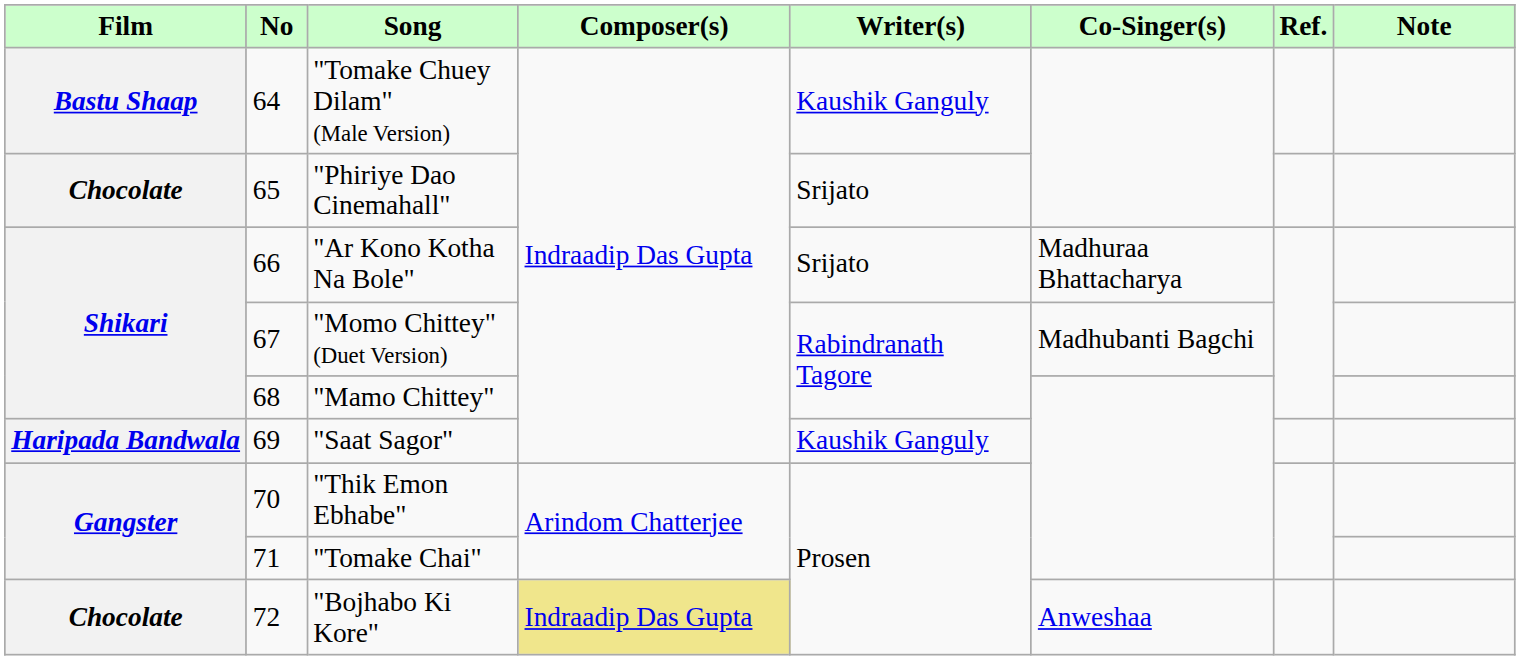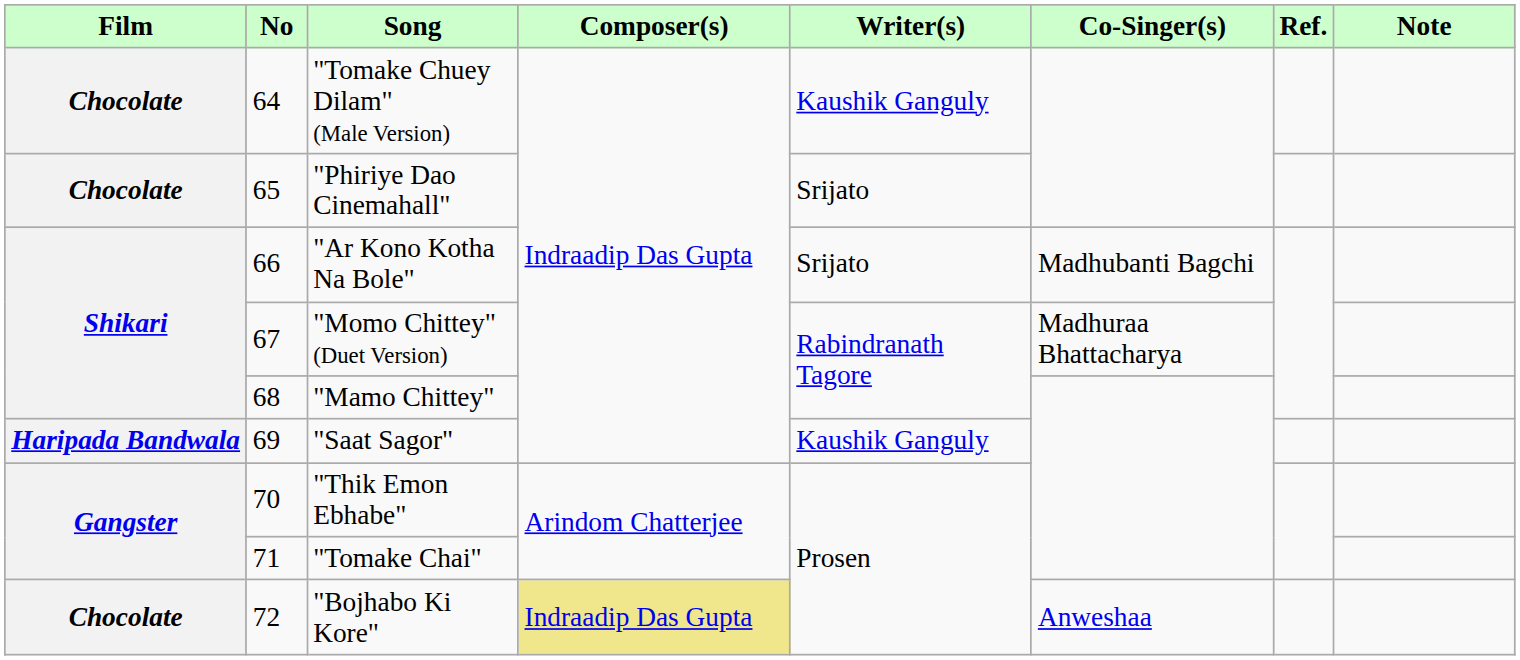(126, 100) Bastu Shaap -> (126, 100) Chocolate
(1110, 264) Madhuraa Bhattacharya -> (1146, 264) Madhubanti Bagchi
(1146, 338) Madhubanti Bagchi -> (1110, 338) Madhuraa Bhattacharya
